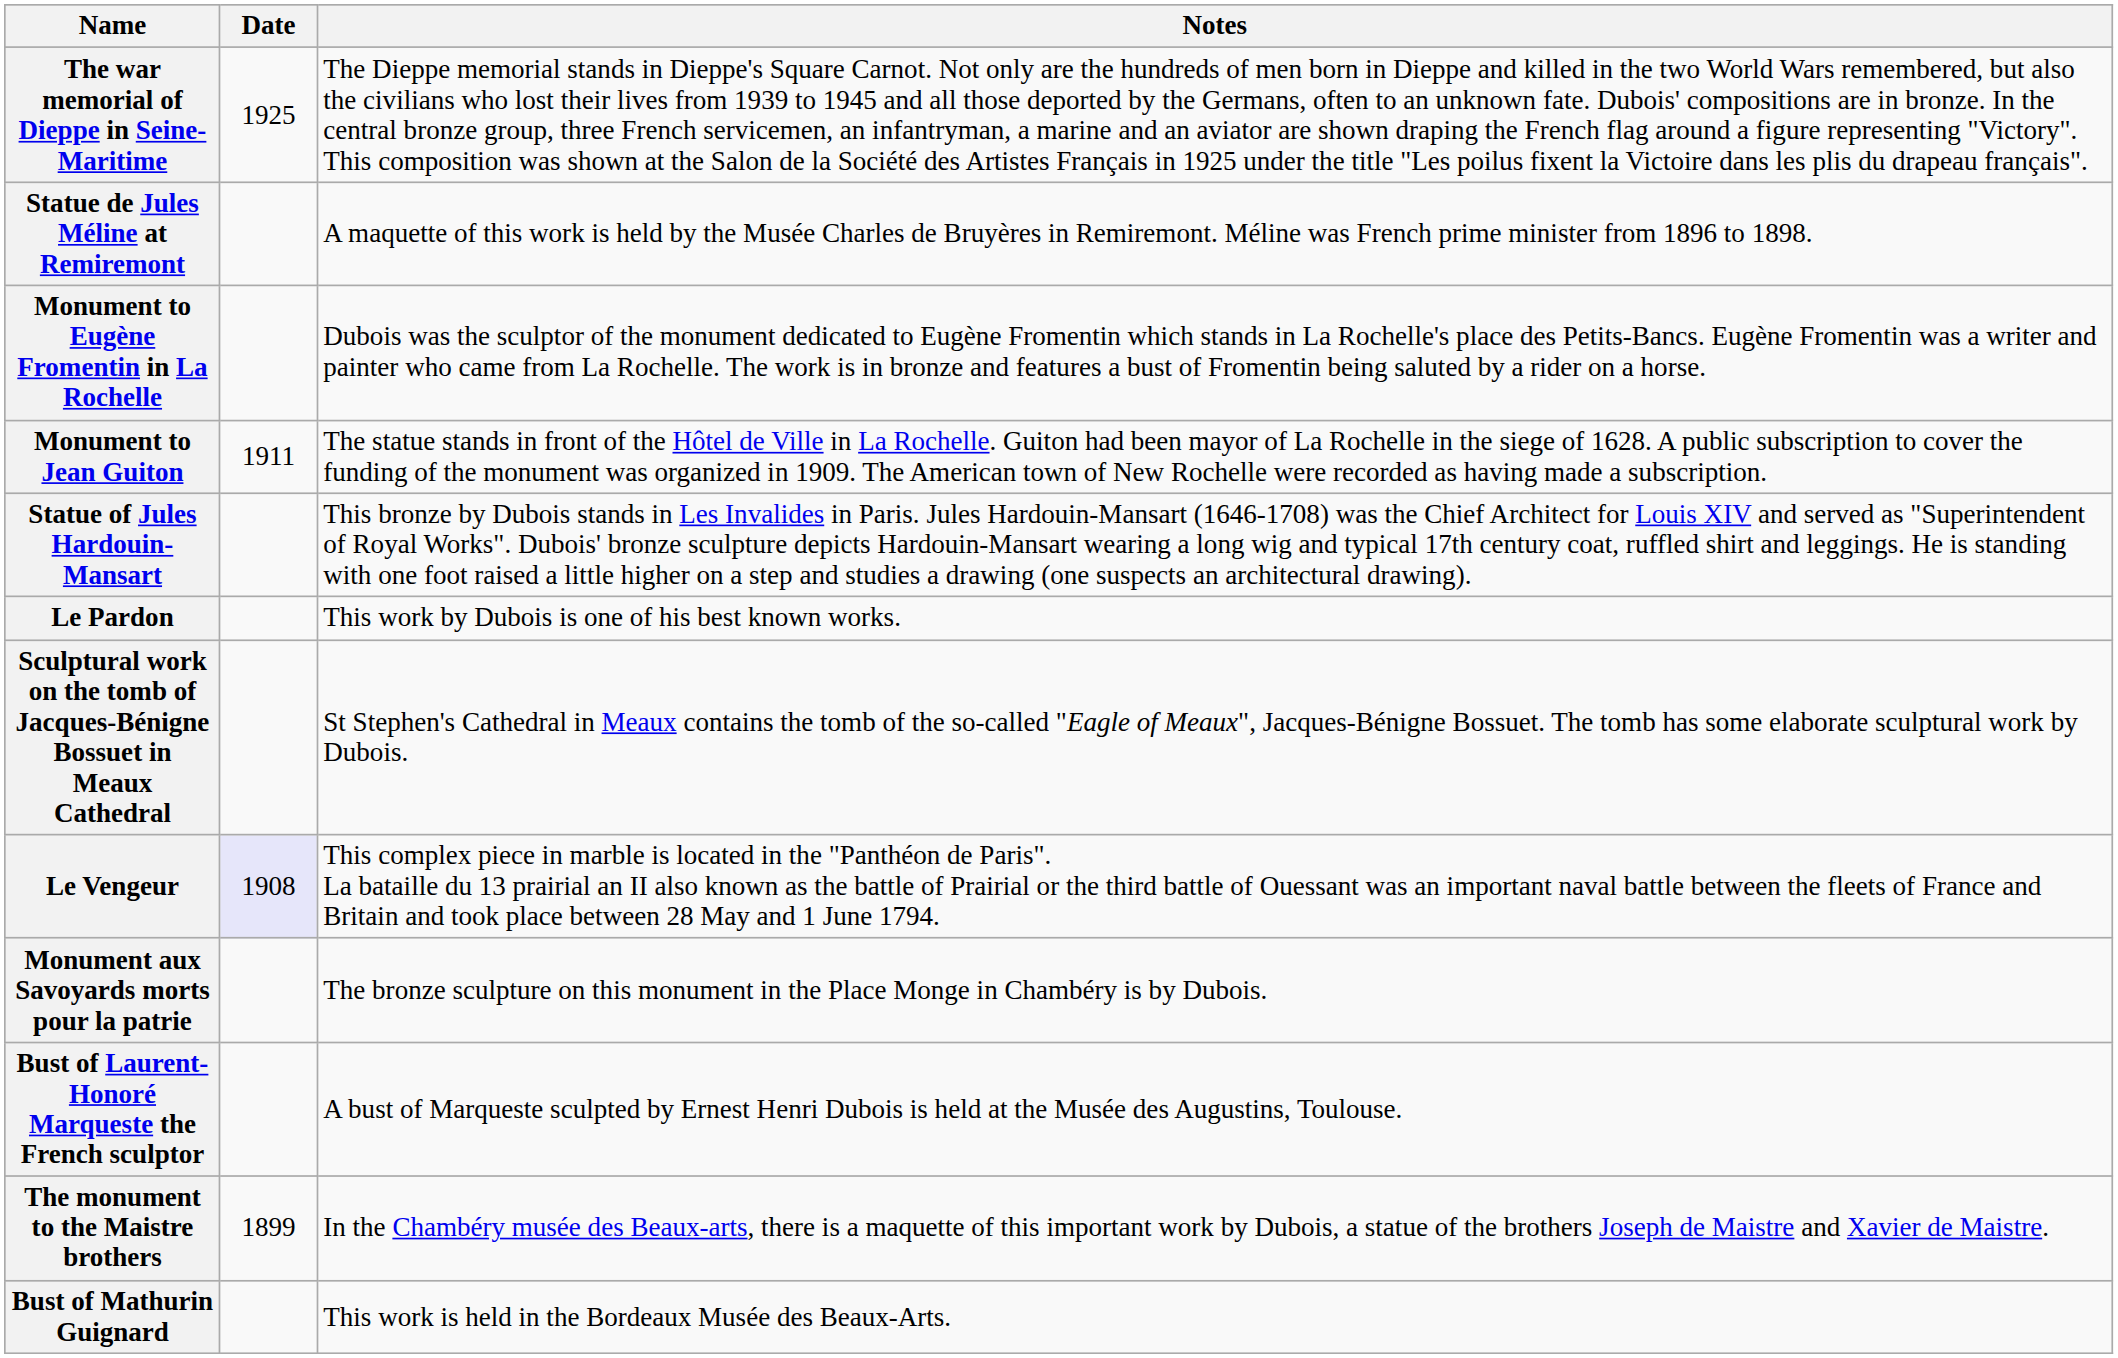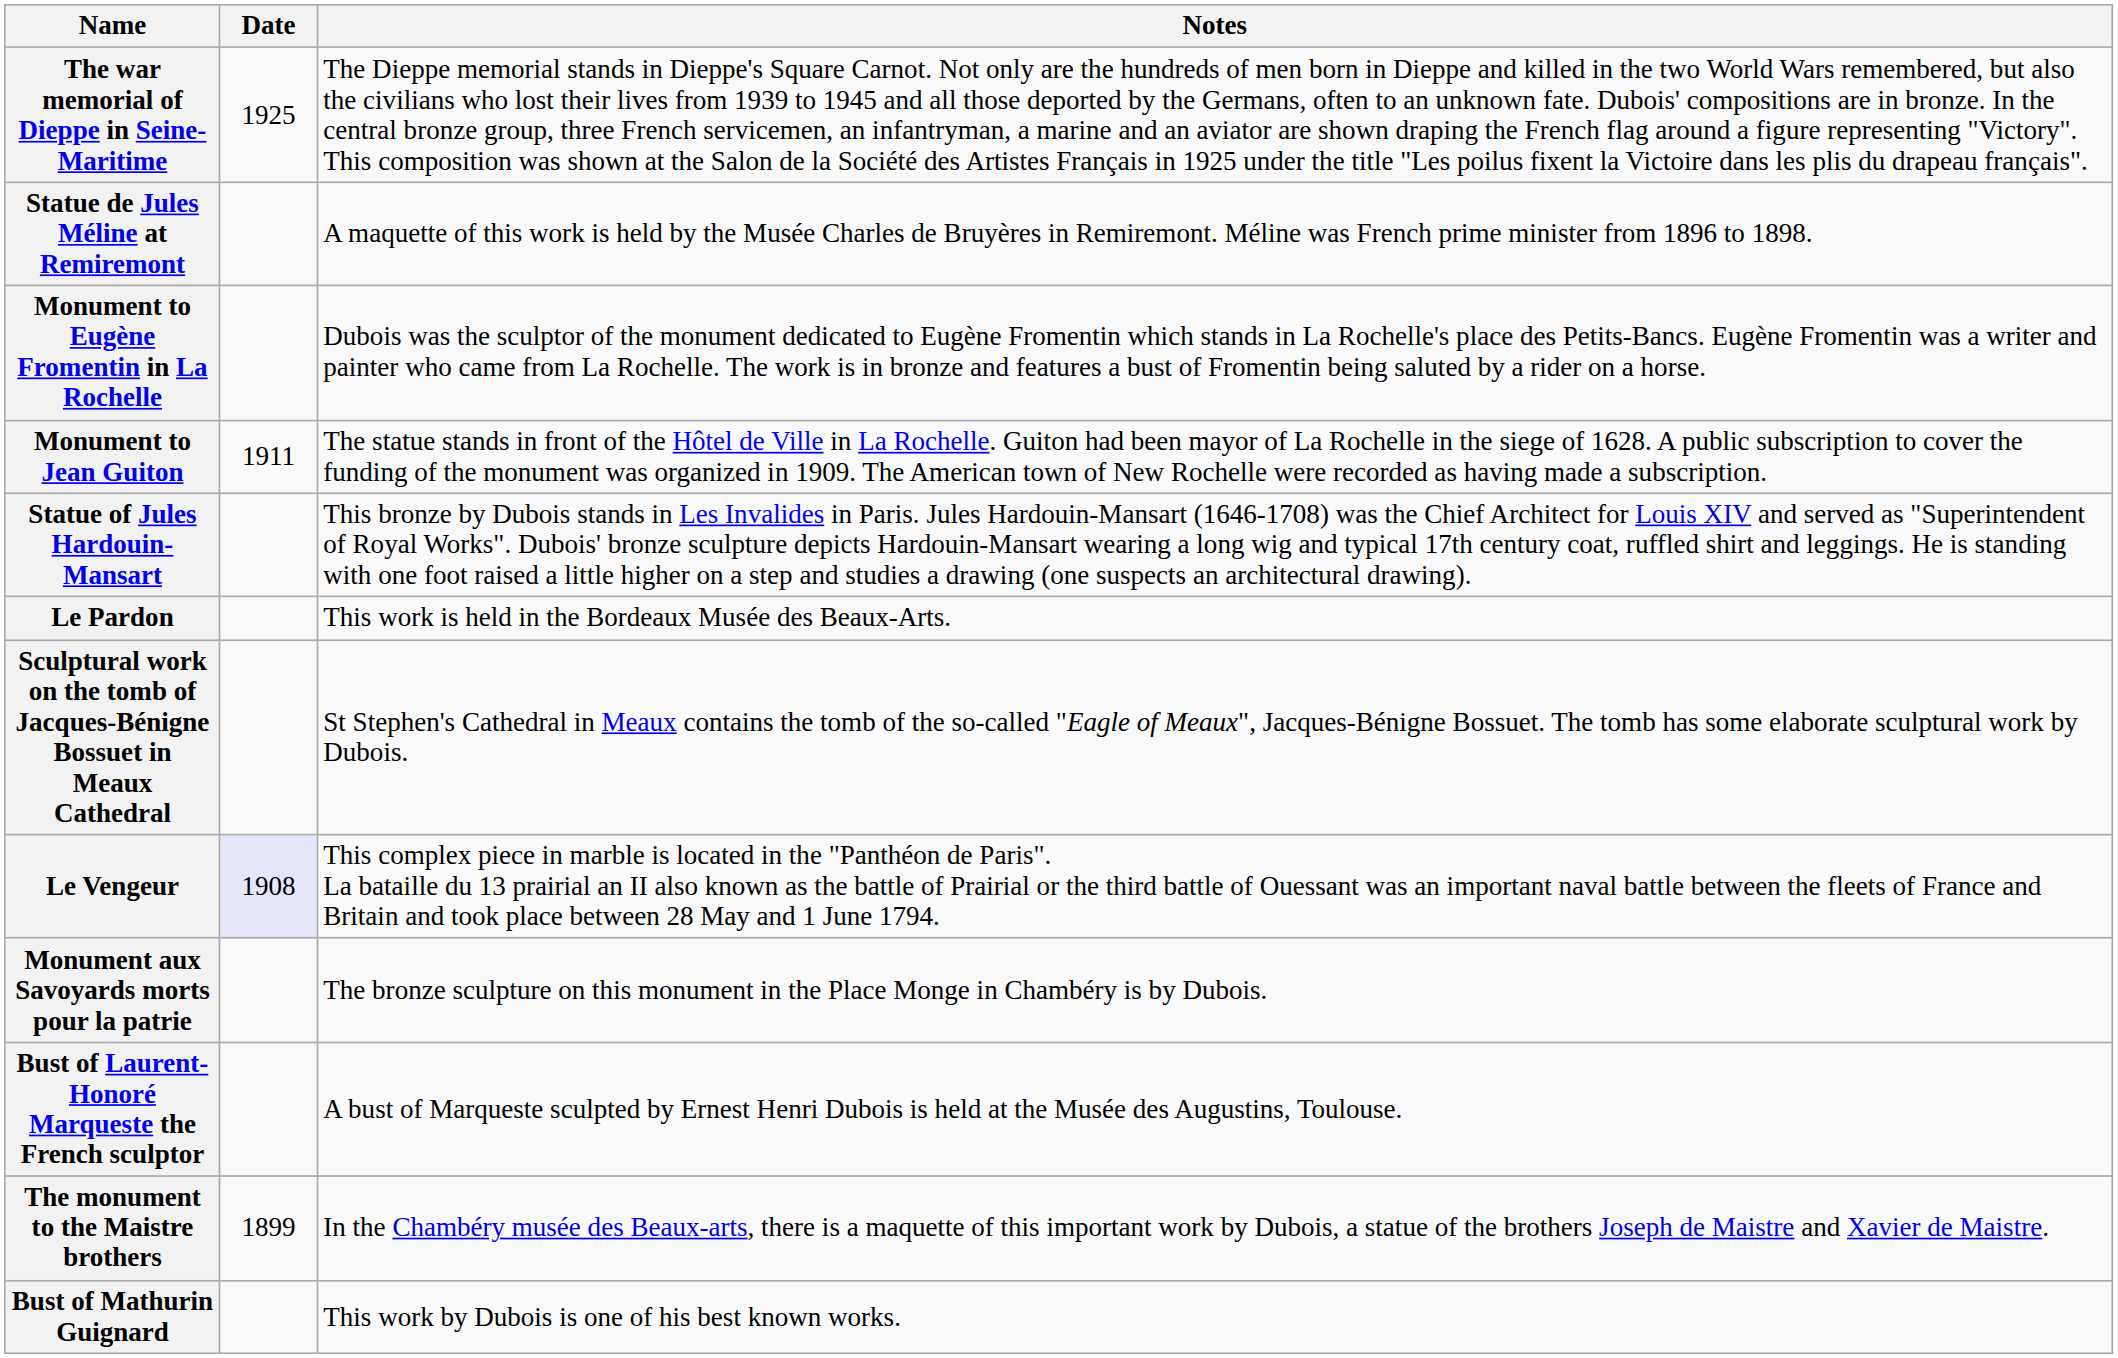(612, 617) This work by Dubois is one of his best known works. -> (637, 617) This work is held in the Bordeaux Musée des Beaux-Arts.
(637, 1316) This work is held in the Bordeaux Musée des Beaux-Arts. -> (612, 1316) This work by Dubois is one of his best known works.
